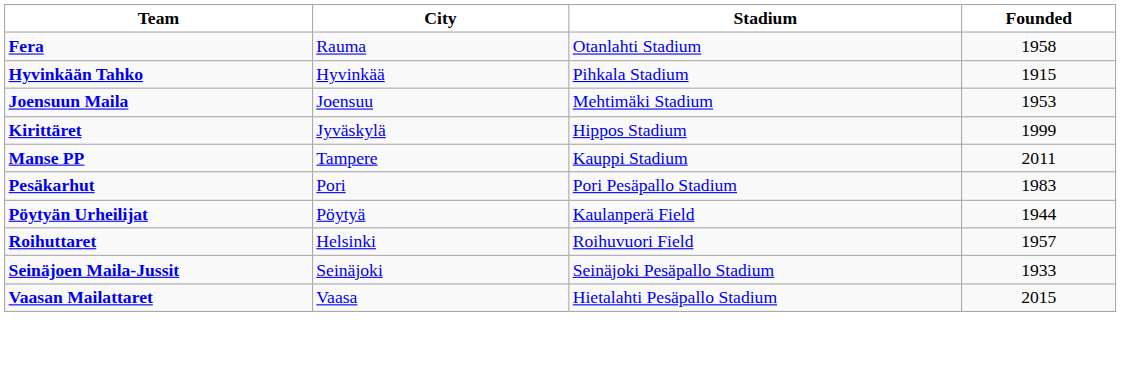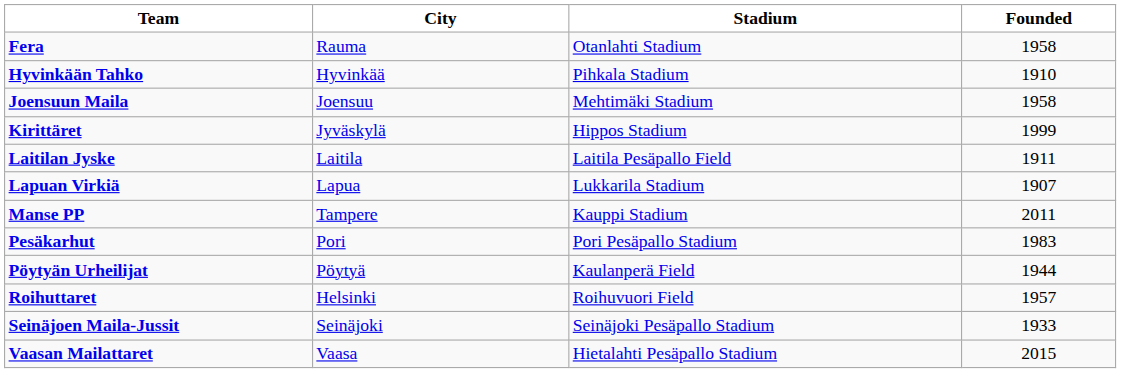(1039, 74) 1915 -> (1039, 74) 1910
(1039, 102) 1953 -> (1039, 102) 1958
+ row: (62, 158)
+ row: (64, 185)
